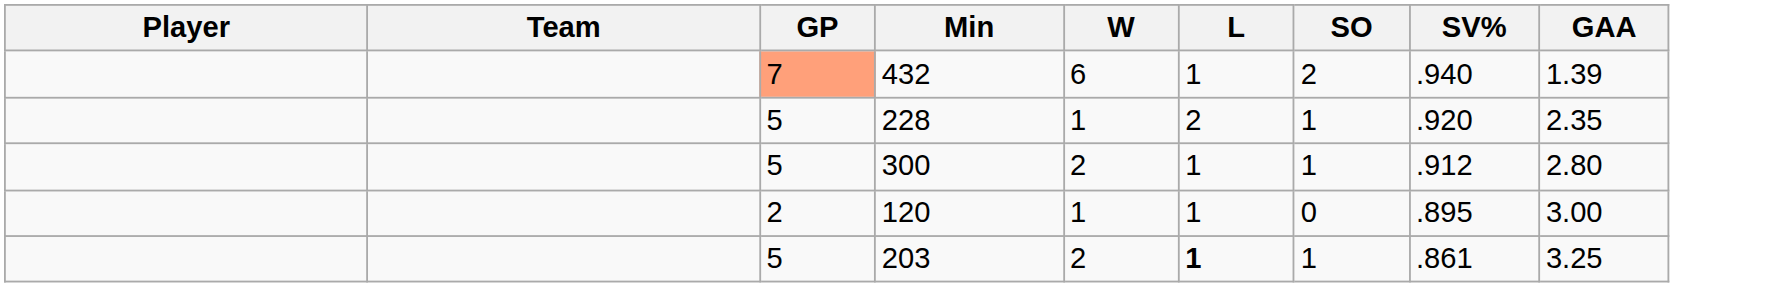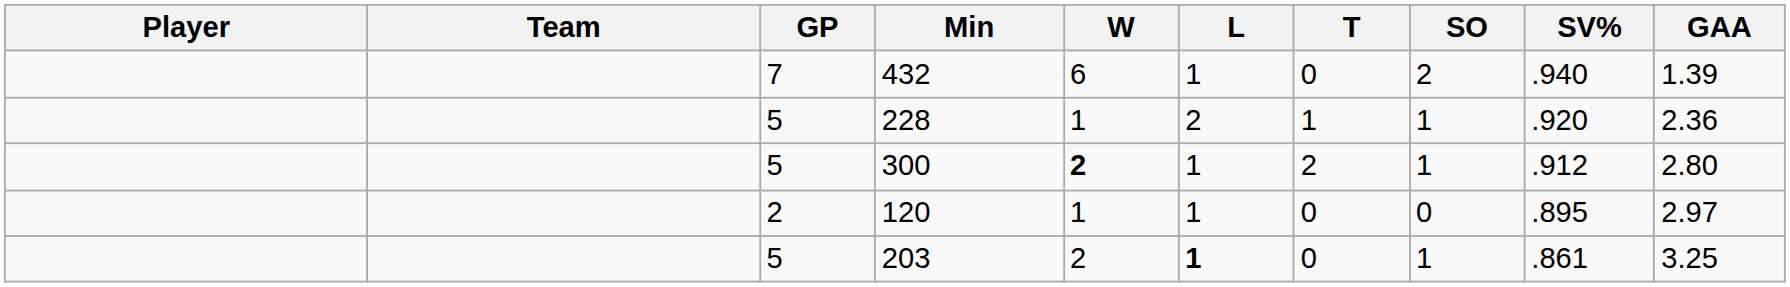+ column: (1352, 27)
(775, 73) lightsalmon background -> (775, 73) no background
(1574, 119) 2.35 -> (1690, 119) 2.36
(1078, 166) normal -> (1078, 166) bold
(1574, 212) 3.00 -> (1690, 212) 2.97
